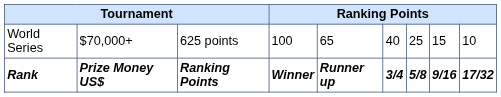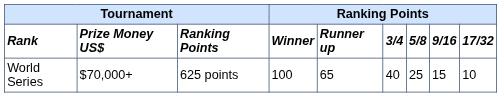rows swapped: (23, 75) <-> (25, 41)
